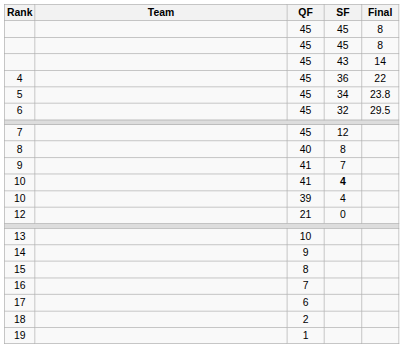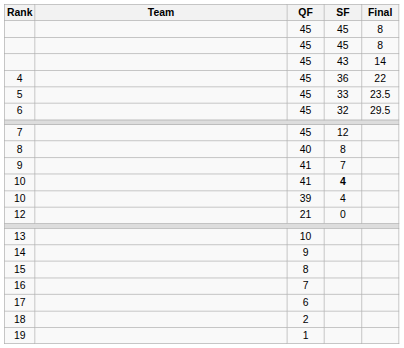(343, 95) 34 -> (343, 95) 33
(380, 95) 23.8 -> (380, 95) 23.5
